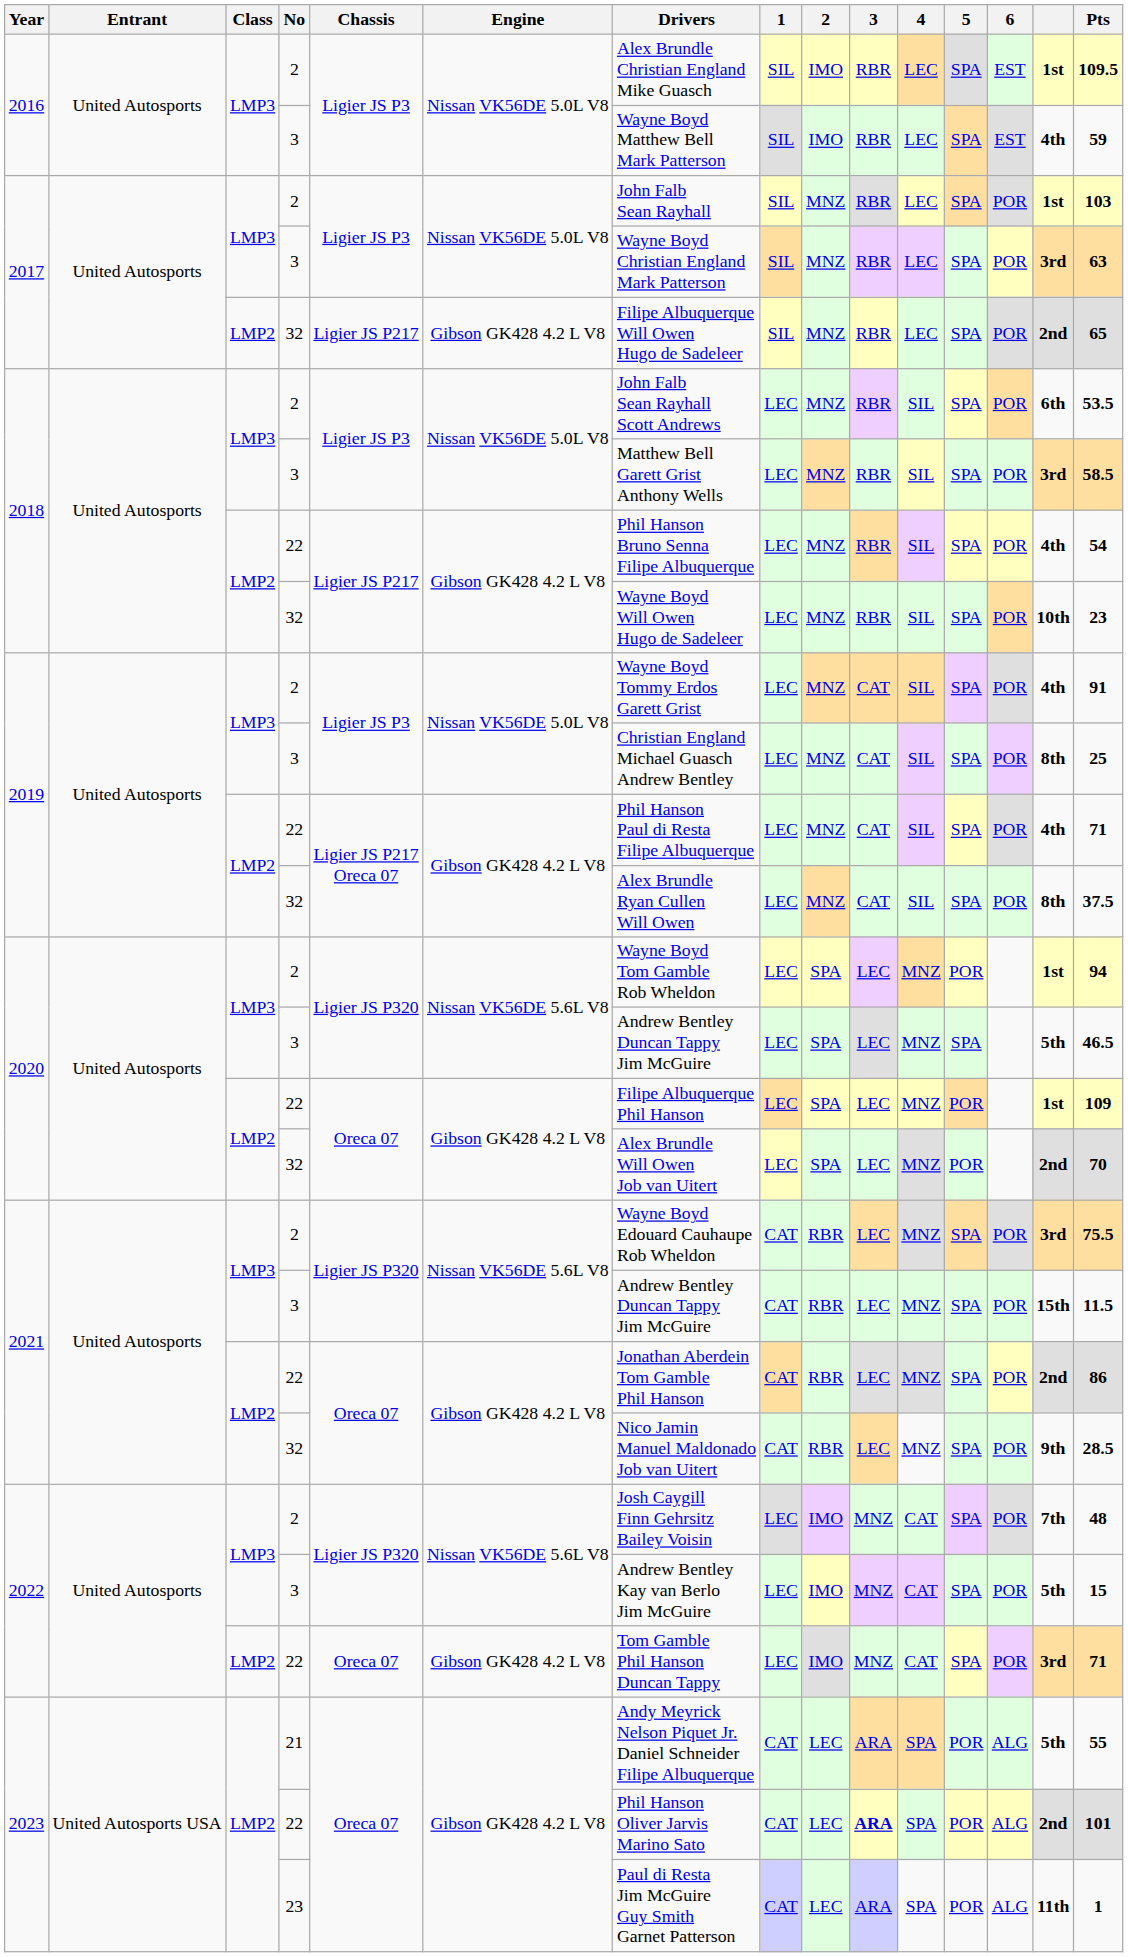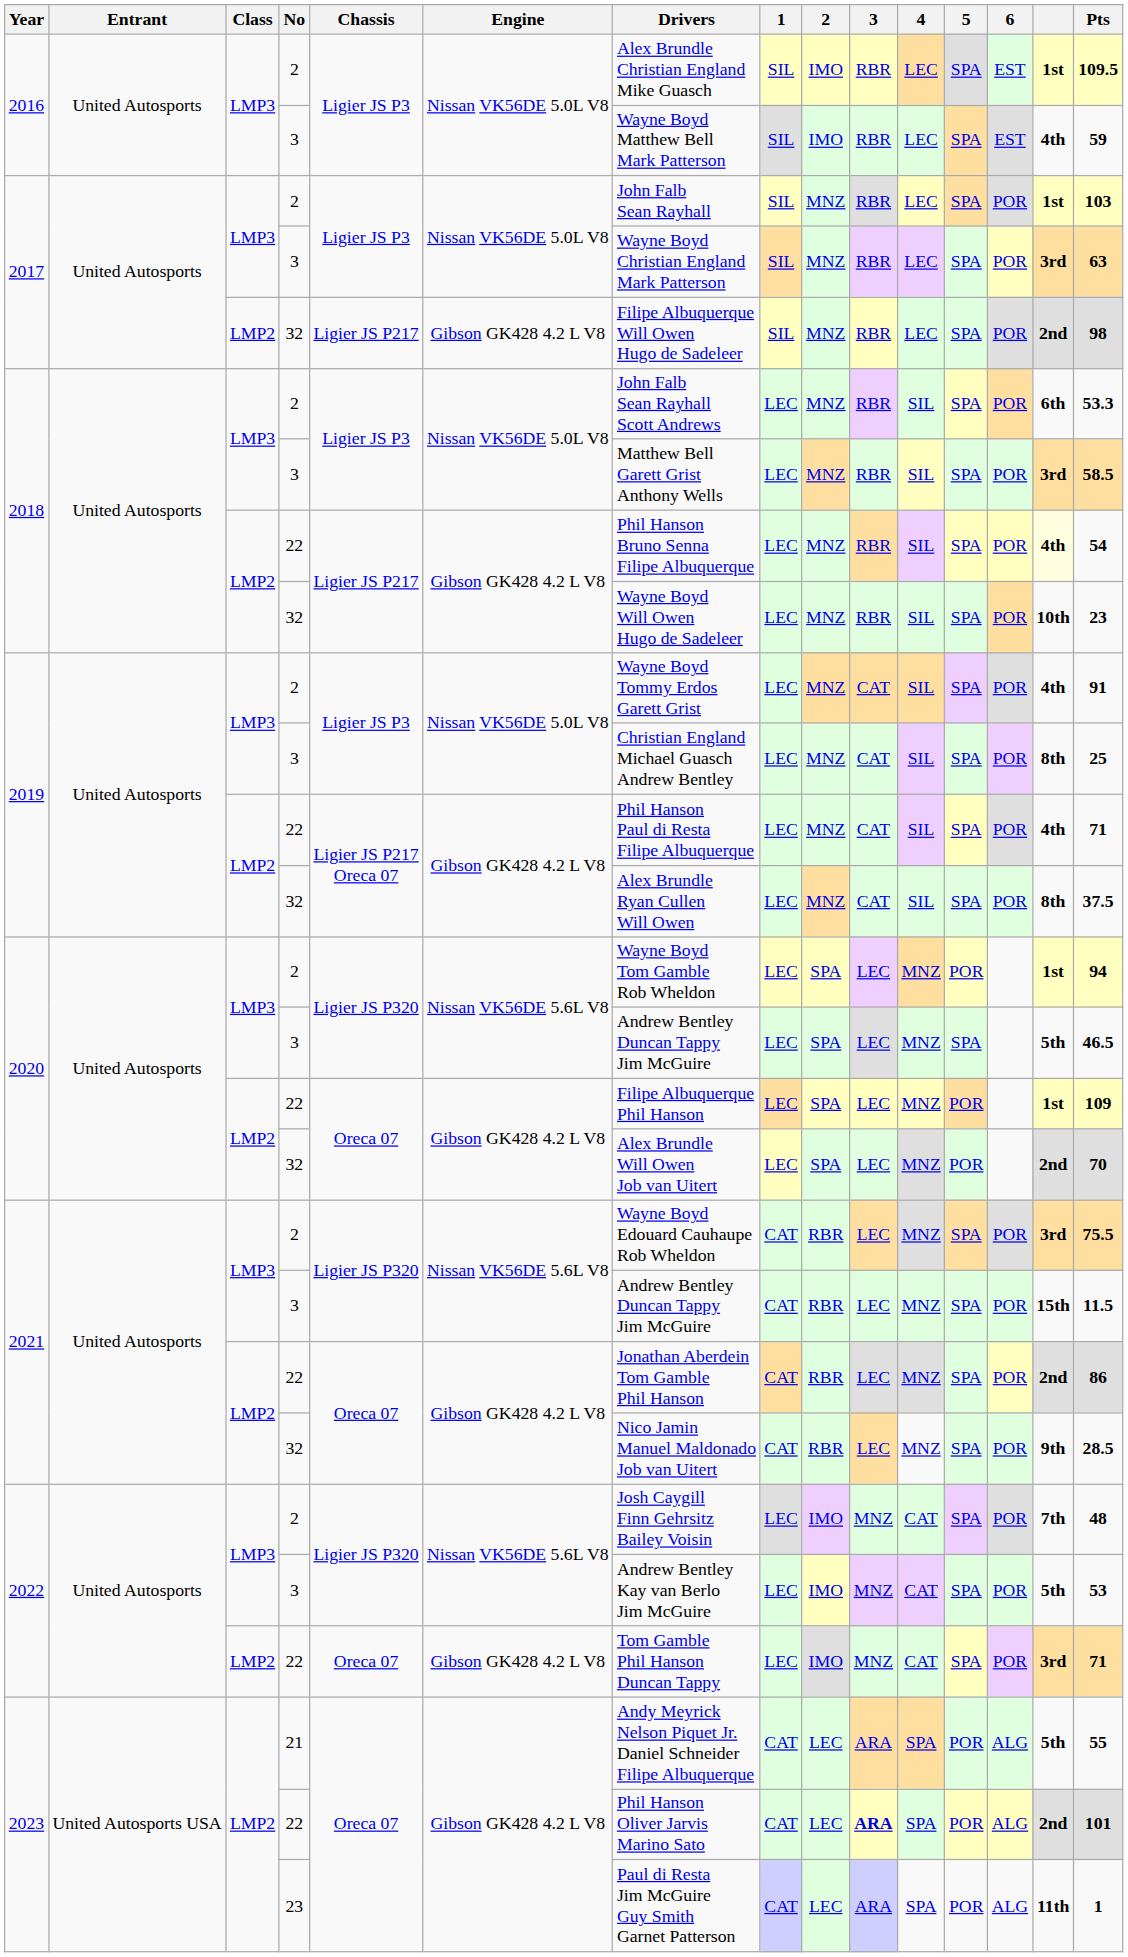(1098, 332) 65 -> (1098, 332) 98
(1098, 403) 53.5 -> (1098, 403) 53.3
(1053, 545) no background -> (1053, 545) lightyellow background
(1098, 1590) 15 -> (1098, 1590) 53
